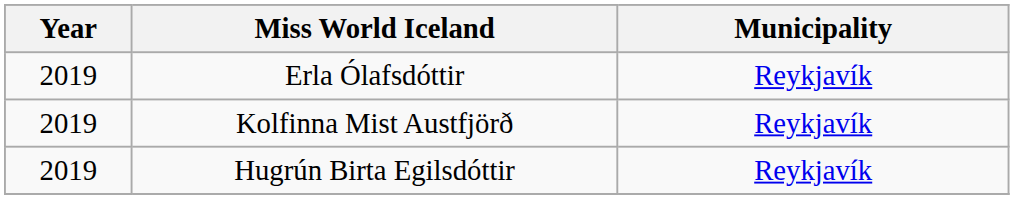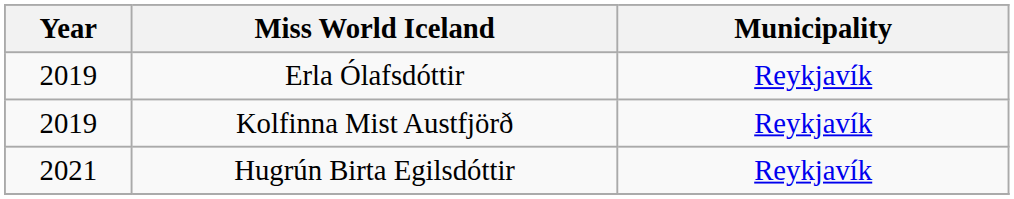(68, 170) 2019 -> (68, 170) 2021
